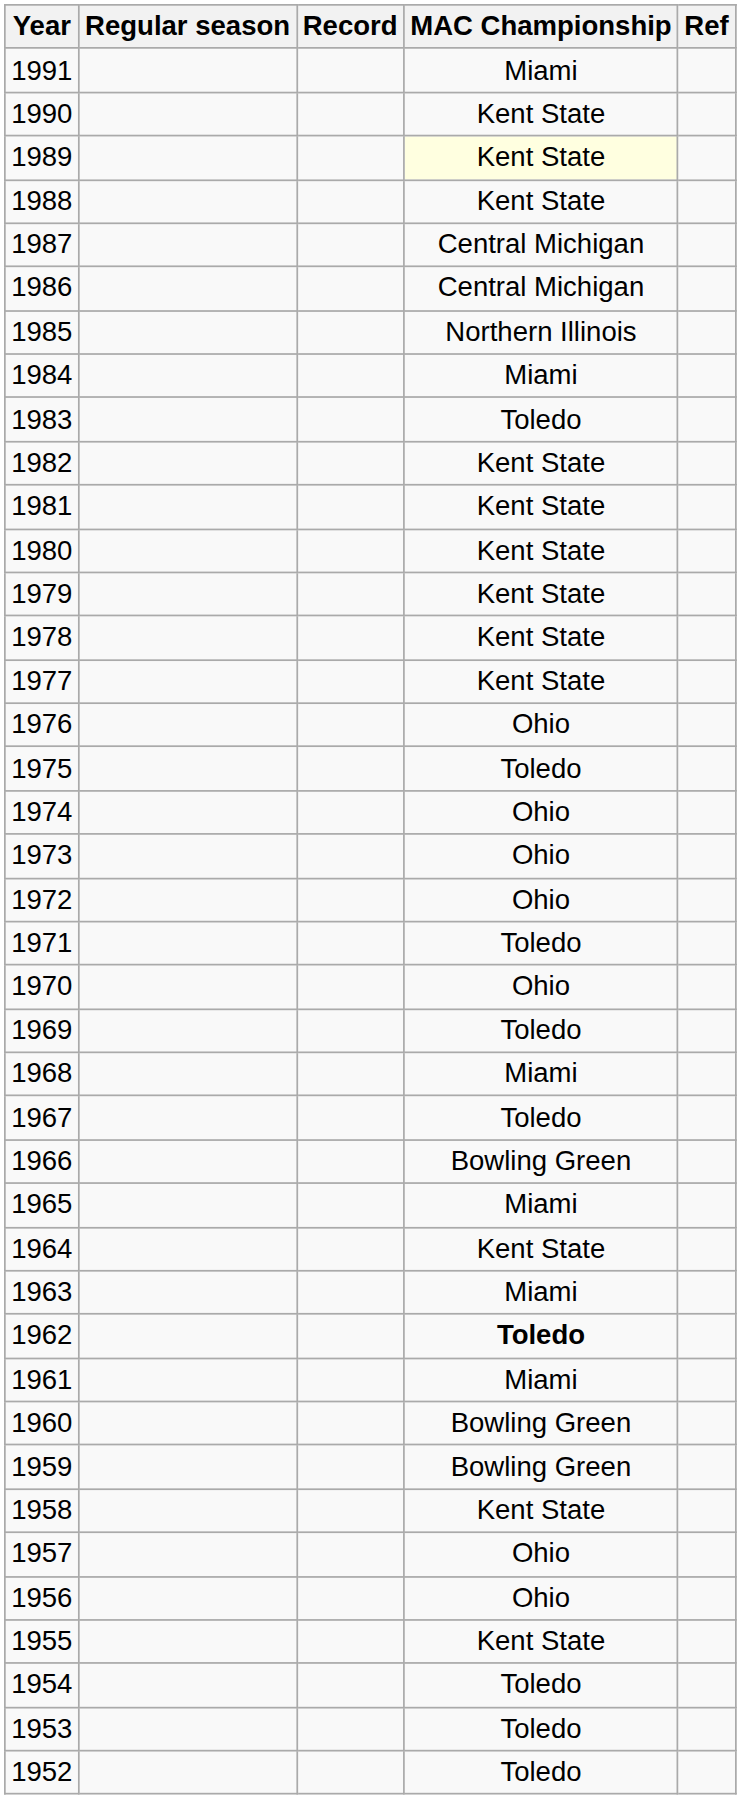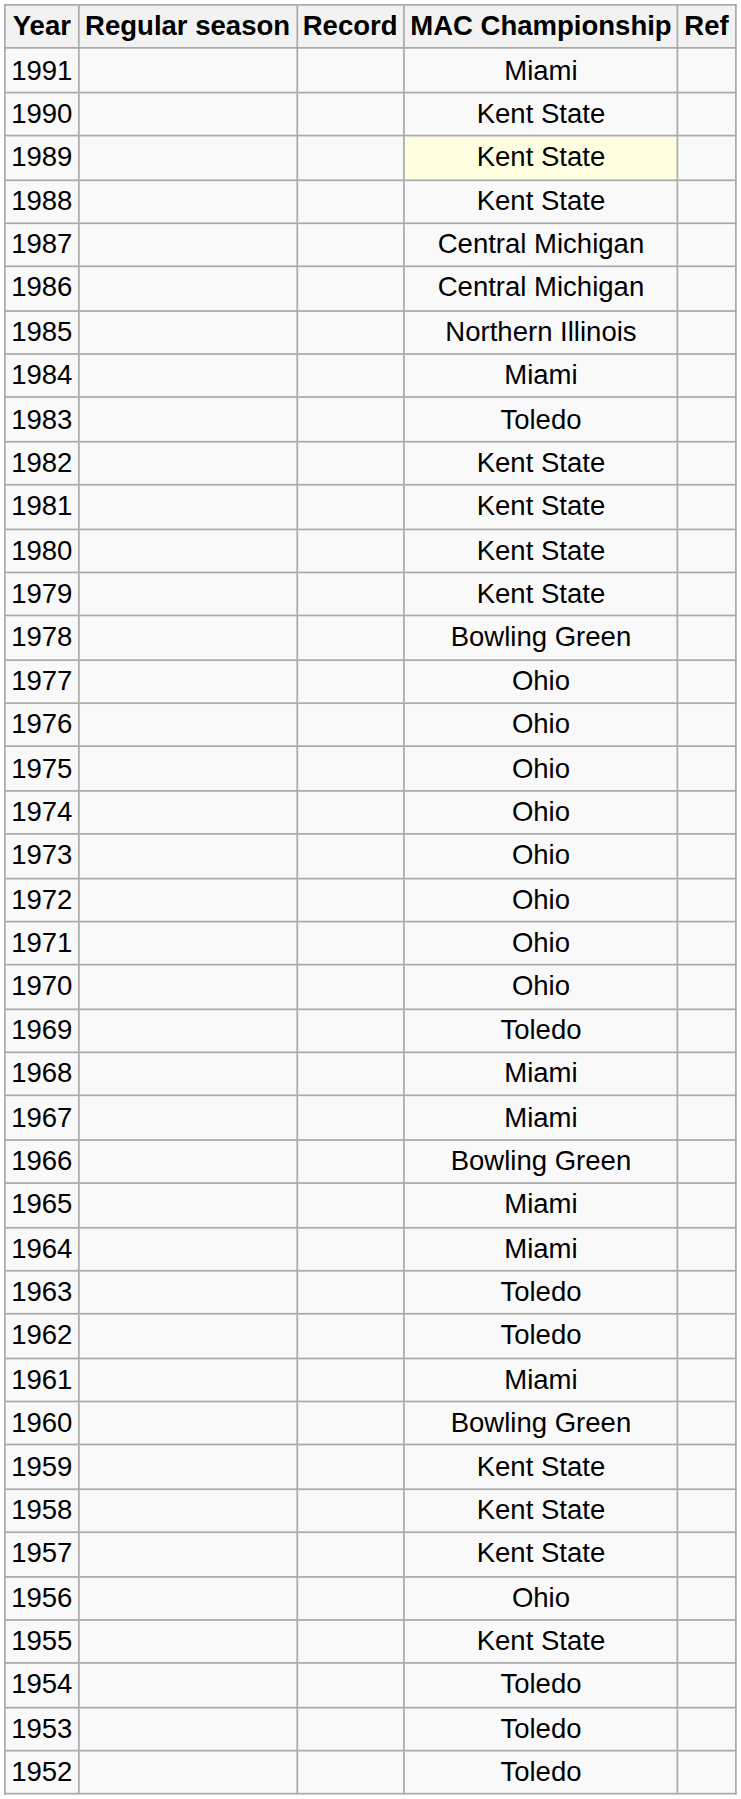(541, 637) Kent State -> (541, 637) Bowling Green
(541, 680) Kent State -> (541, 680) Ohio
(541, 768) Toledo -> (541, 768) Ohio
(541, 942) Toledo -> (541, 942) Ohio
(541, 1117) Toledo -> (541, 1117) Miami
(541, 1248) Kent State -> (541, 1248) Miami
(541, 1292) Miami -> (541, 1292) Toledo
(541, 1335) bold -> (541, 1335) normal
(541, 1466) Bowling Green -> (541, 1466) Kent State
(541, 1553) Ohio -> (541, 1553) Kent State
